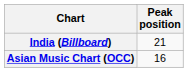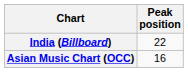(160, 42) 21 -> (160, 42) 22
